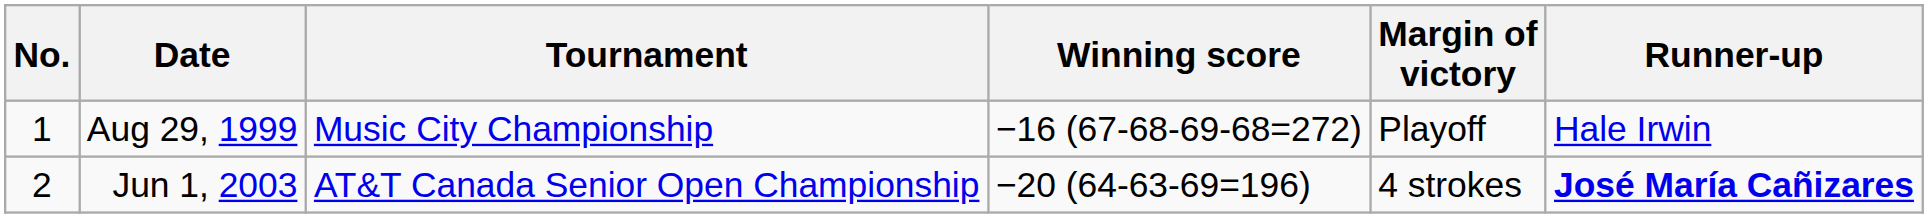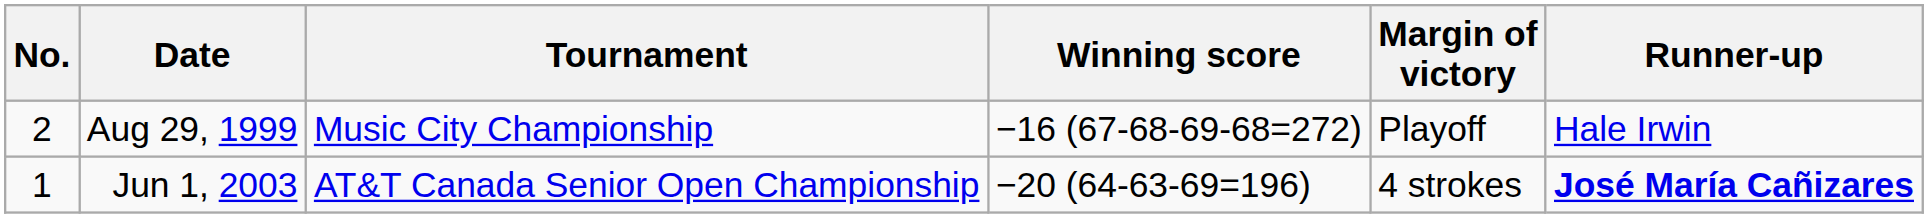(42, 129) 1 -> (42, 129) 2
(42, 185) 2 -> (42, 185) 1
